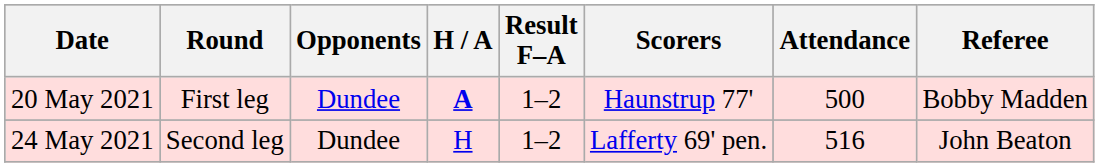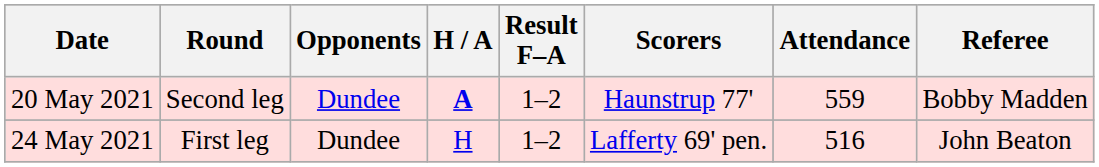(225, 98) First leg -> (225, 98) Second leg
(845, 98) 500 -> (845, 98) 559
(225, 140) Second leg -> (225, 140) First leg
